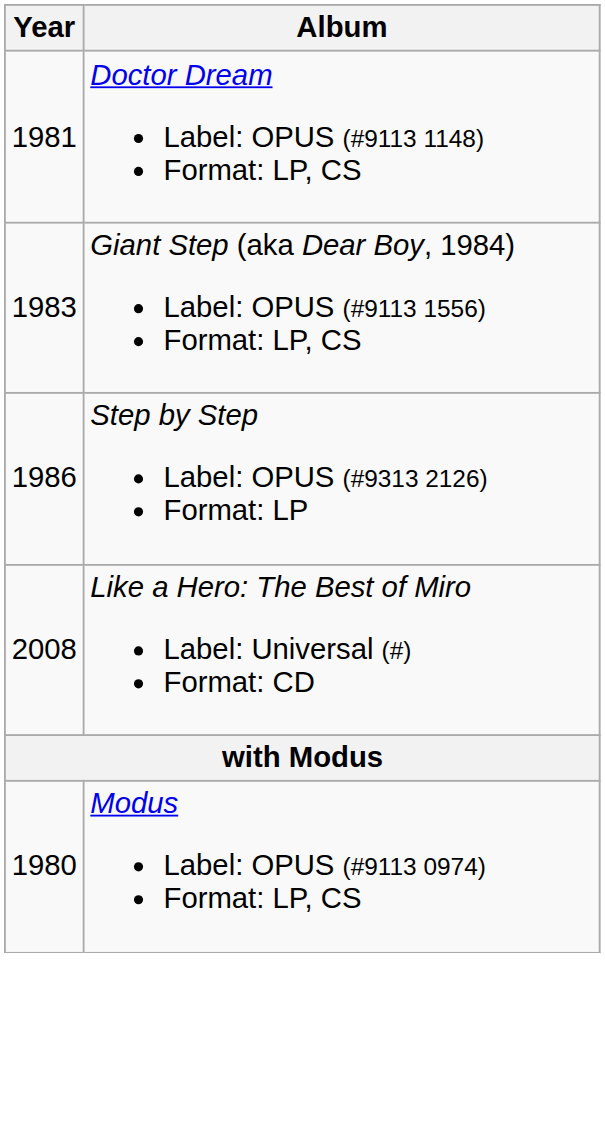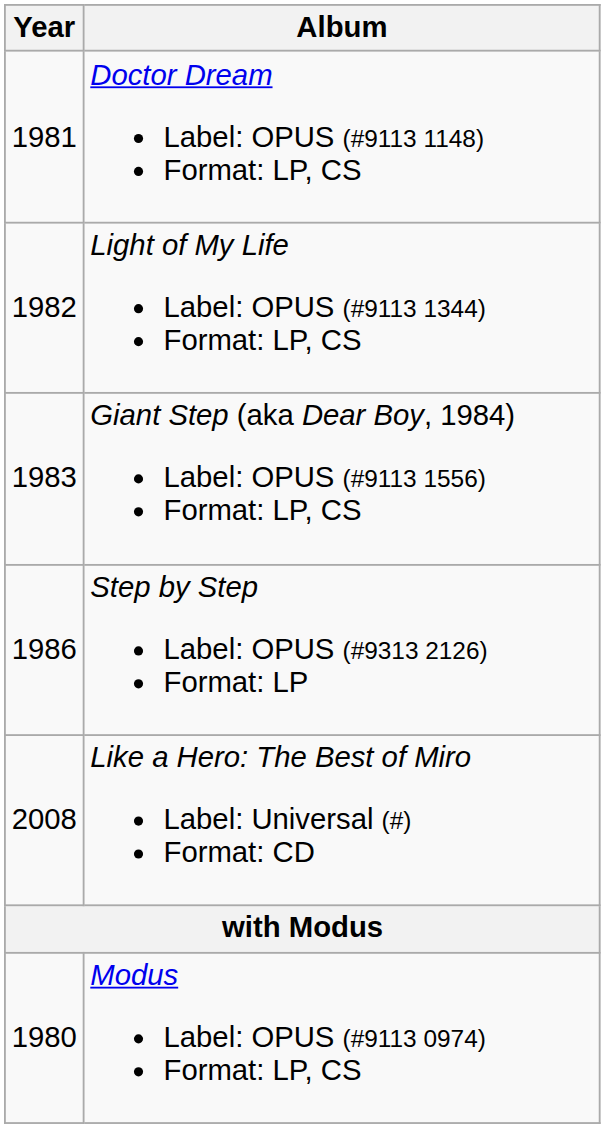+ row: (342, 293)
